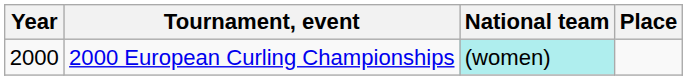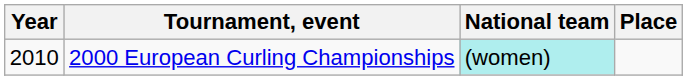(34, 57) 2000 -> (34, 57) 2010
